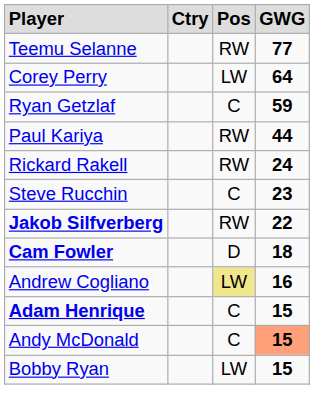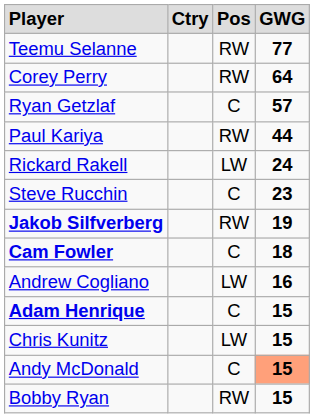(234, 77) LW -> (234, 77) RW
(282, 106) 59 -> (282, 106) 57
(234, 164) RW -> (234, 164) LW
(282, 223) 22 -> (282, 223) 19
(234, 252) D -> (234, 252) C
(234, 281) khaki background -> (234, 281) no background
+ row: (58, 340)
(234, 369) LW -> (234, 398) RW
